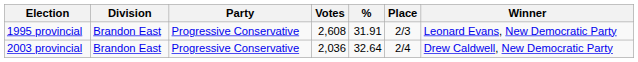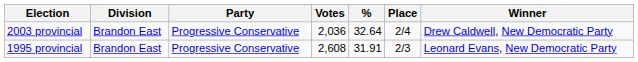rows swapped: (45, 31) <-> (45, 48)
